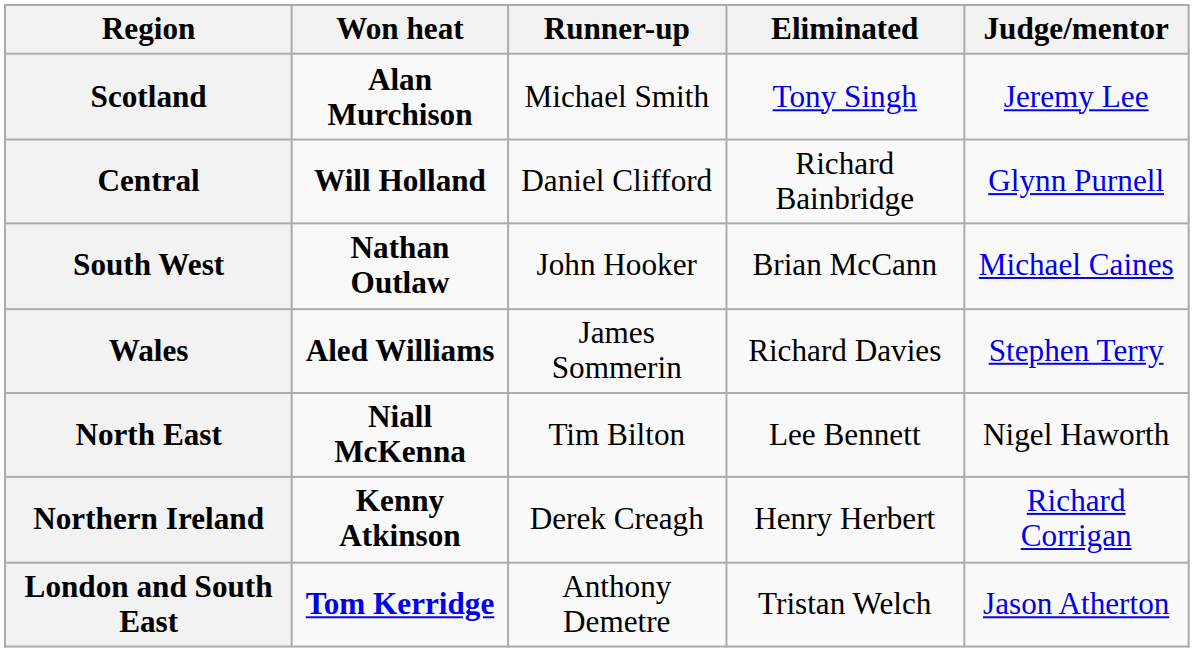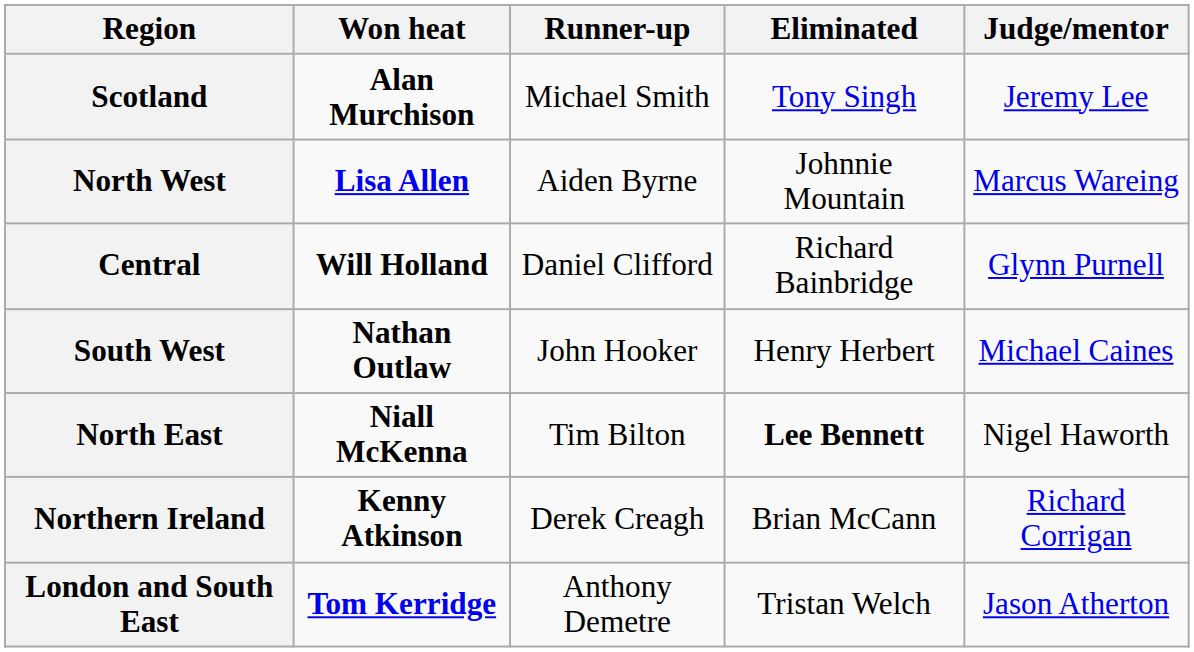+ row: (149, 180)
(845, 265) Brian McCann -> (844, 350) Henry Herbert
- row: (149, 350)
(845, 434) normal -> (844, 434) bold
(845, 519) Henry Herbert -> (844, 519) Brian McCann
